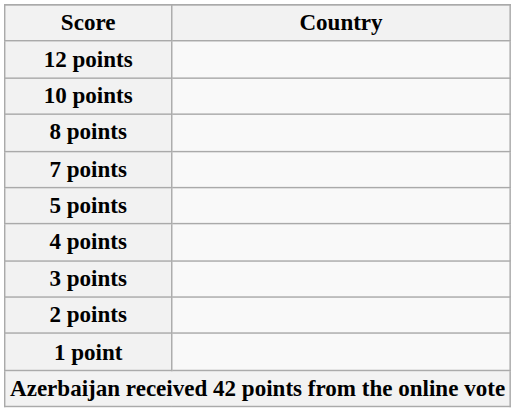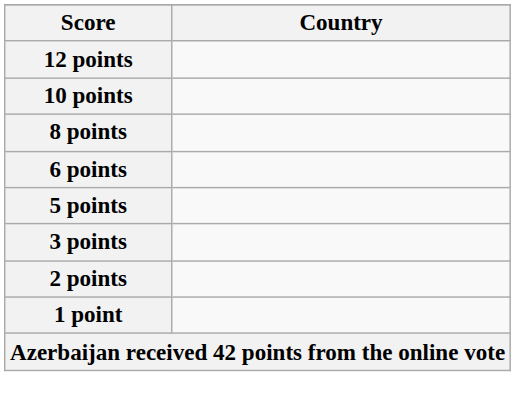- row: (88, 168)
+ row: (88, 168)
- row: (88, 242)
